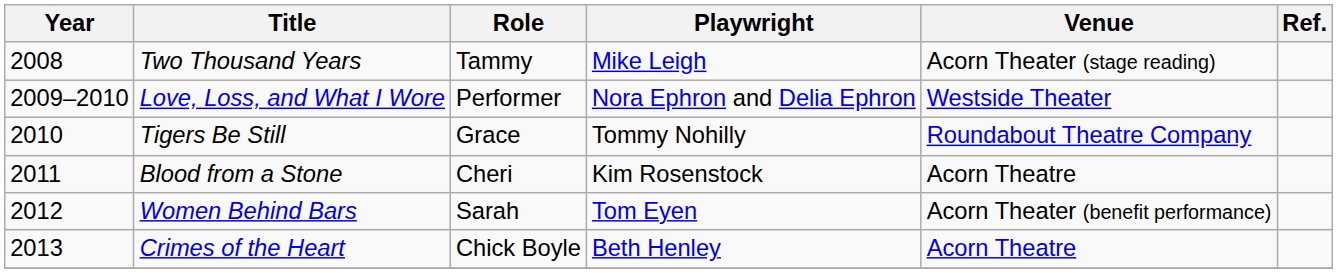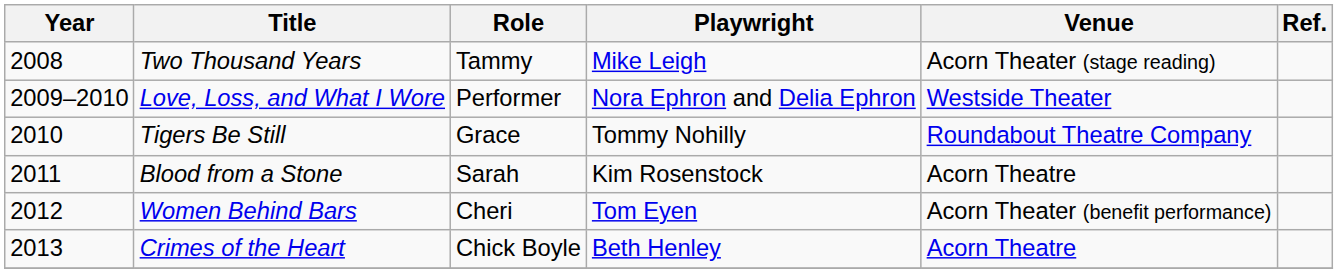(484, 173) Cheri -> (488, 173) Sarah
(488, 211) Sarah -> (484, 211) Cheri
